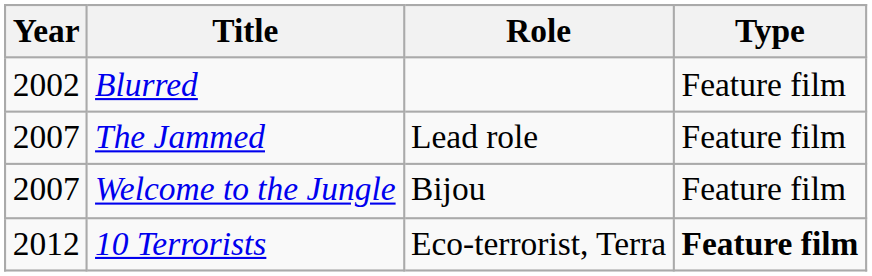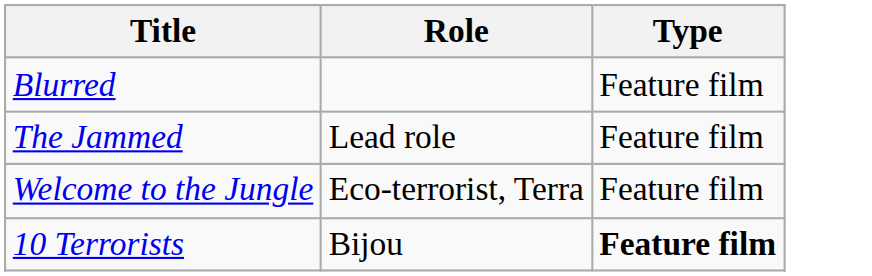- column: (46, 31)
(448, 190) Bijou -> (456, 190) Eco-terrorist, Terra
(539, 243) Eco-terrorist, Terra -> (366, 243) Bijou
